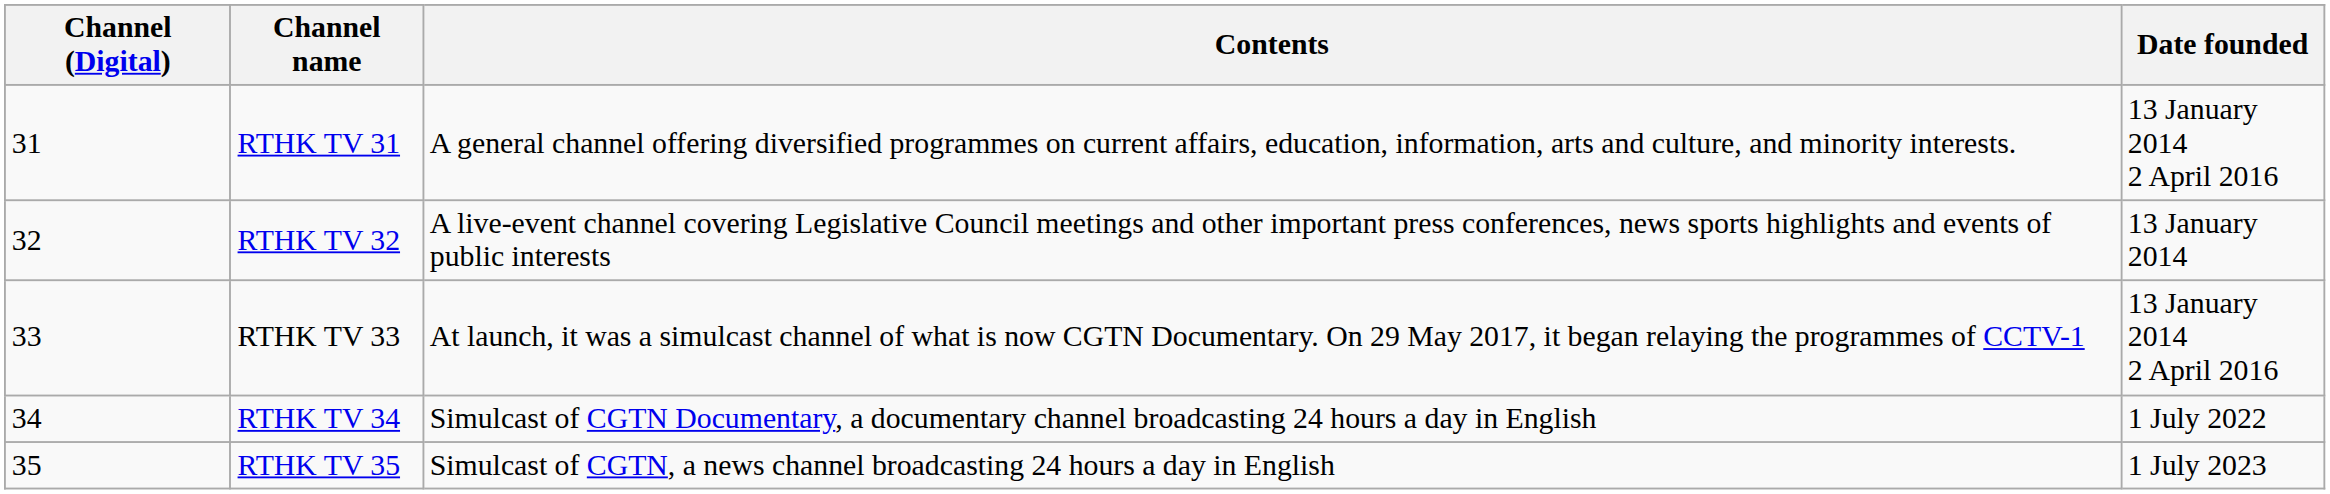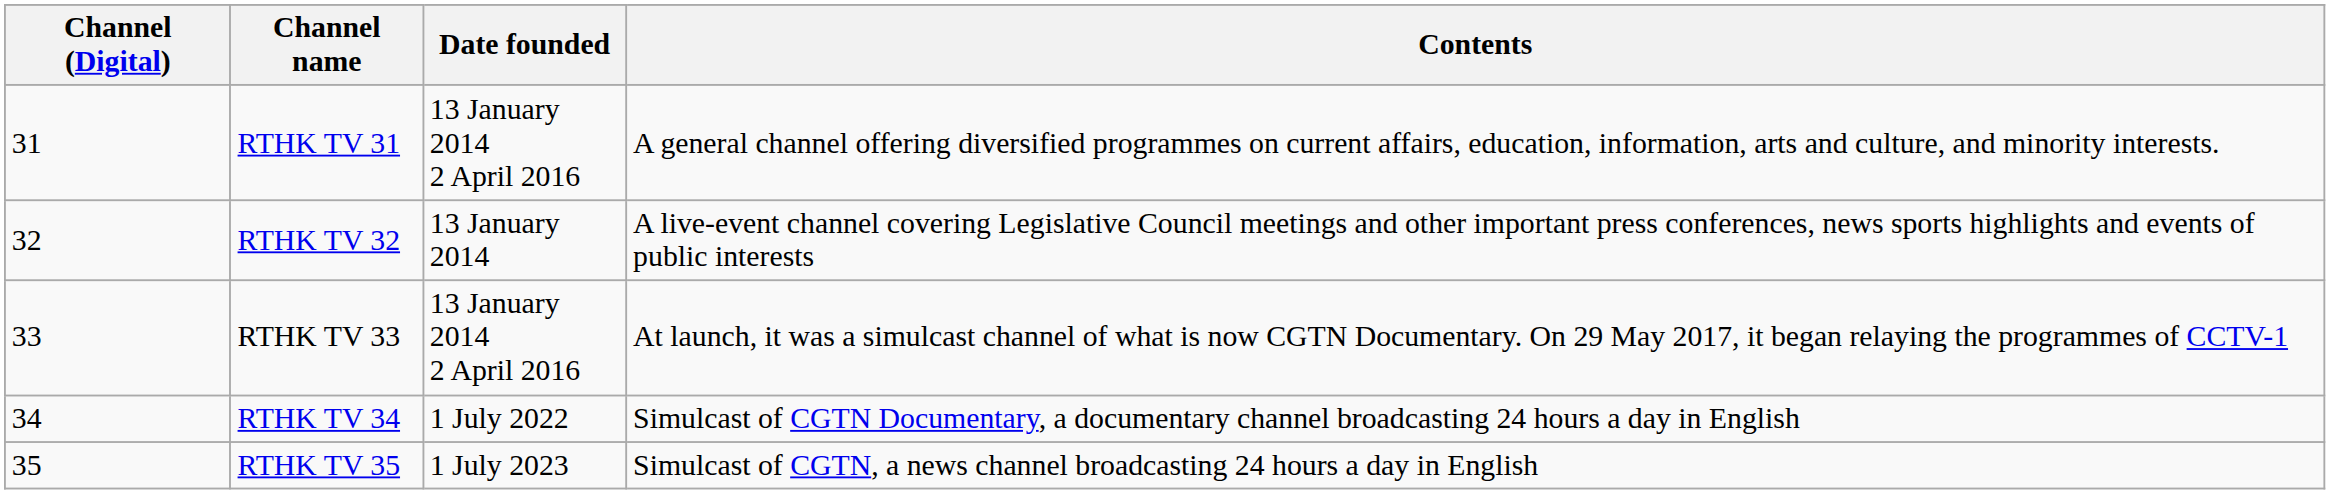columns swapped: (1272, 44) <-> (2223, 44)
